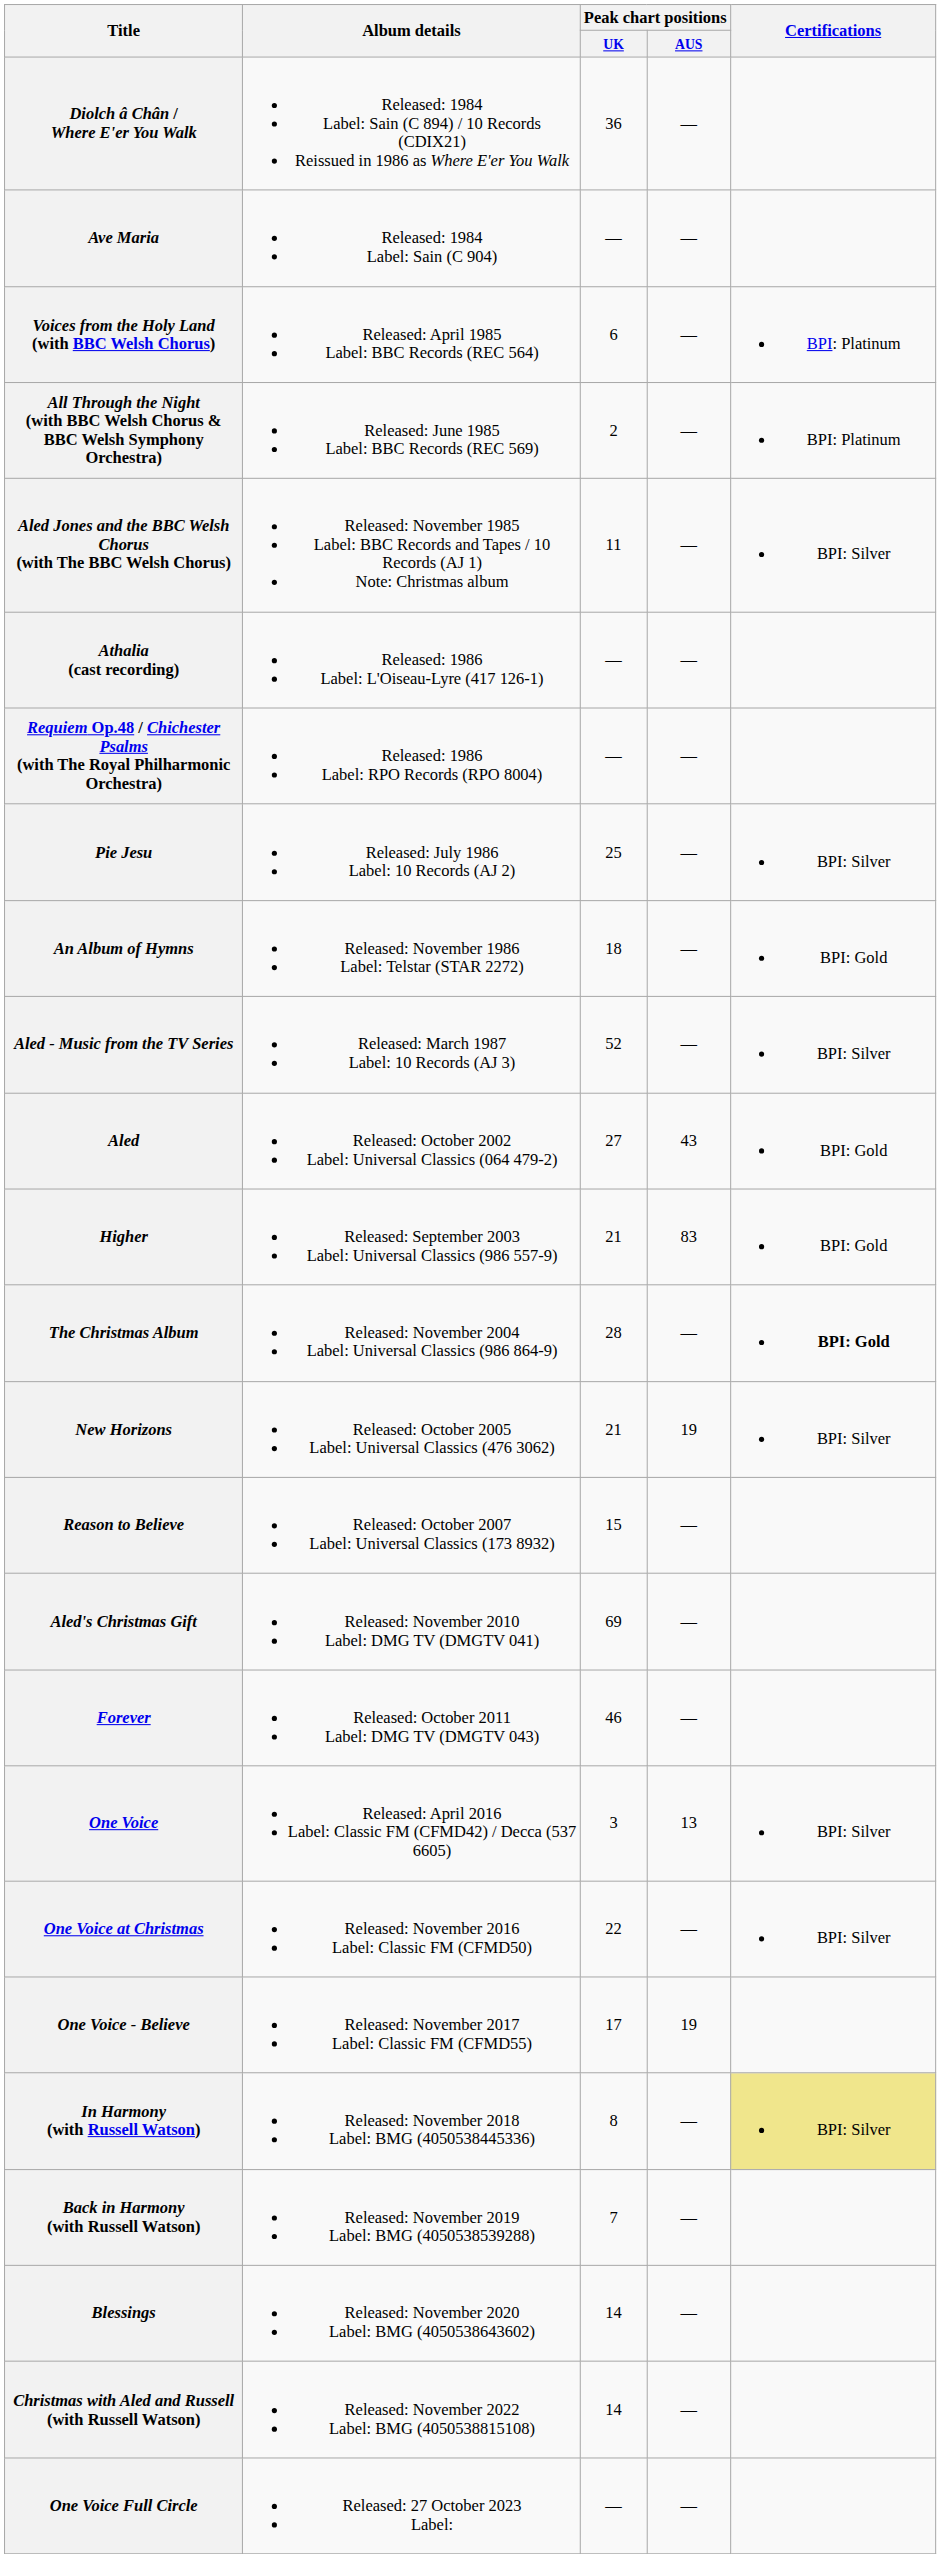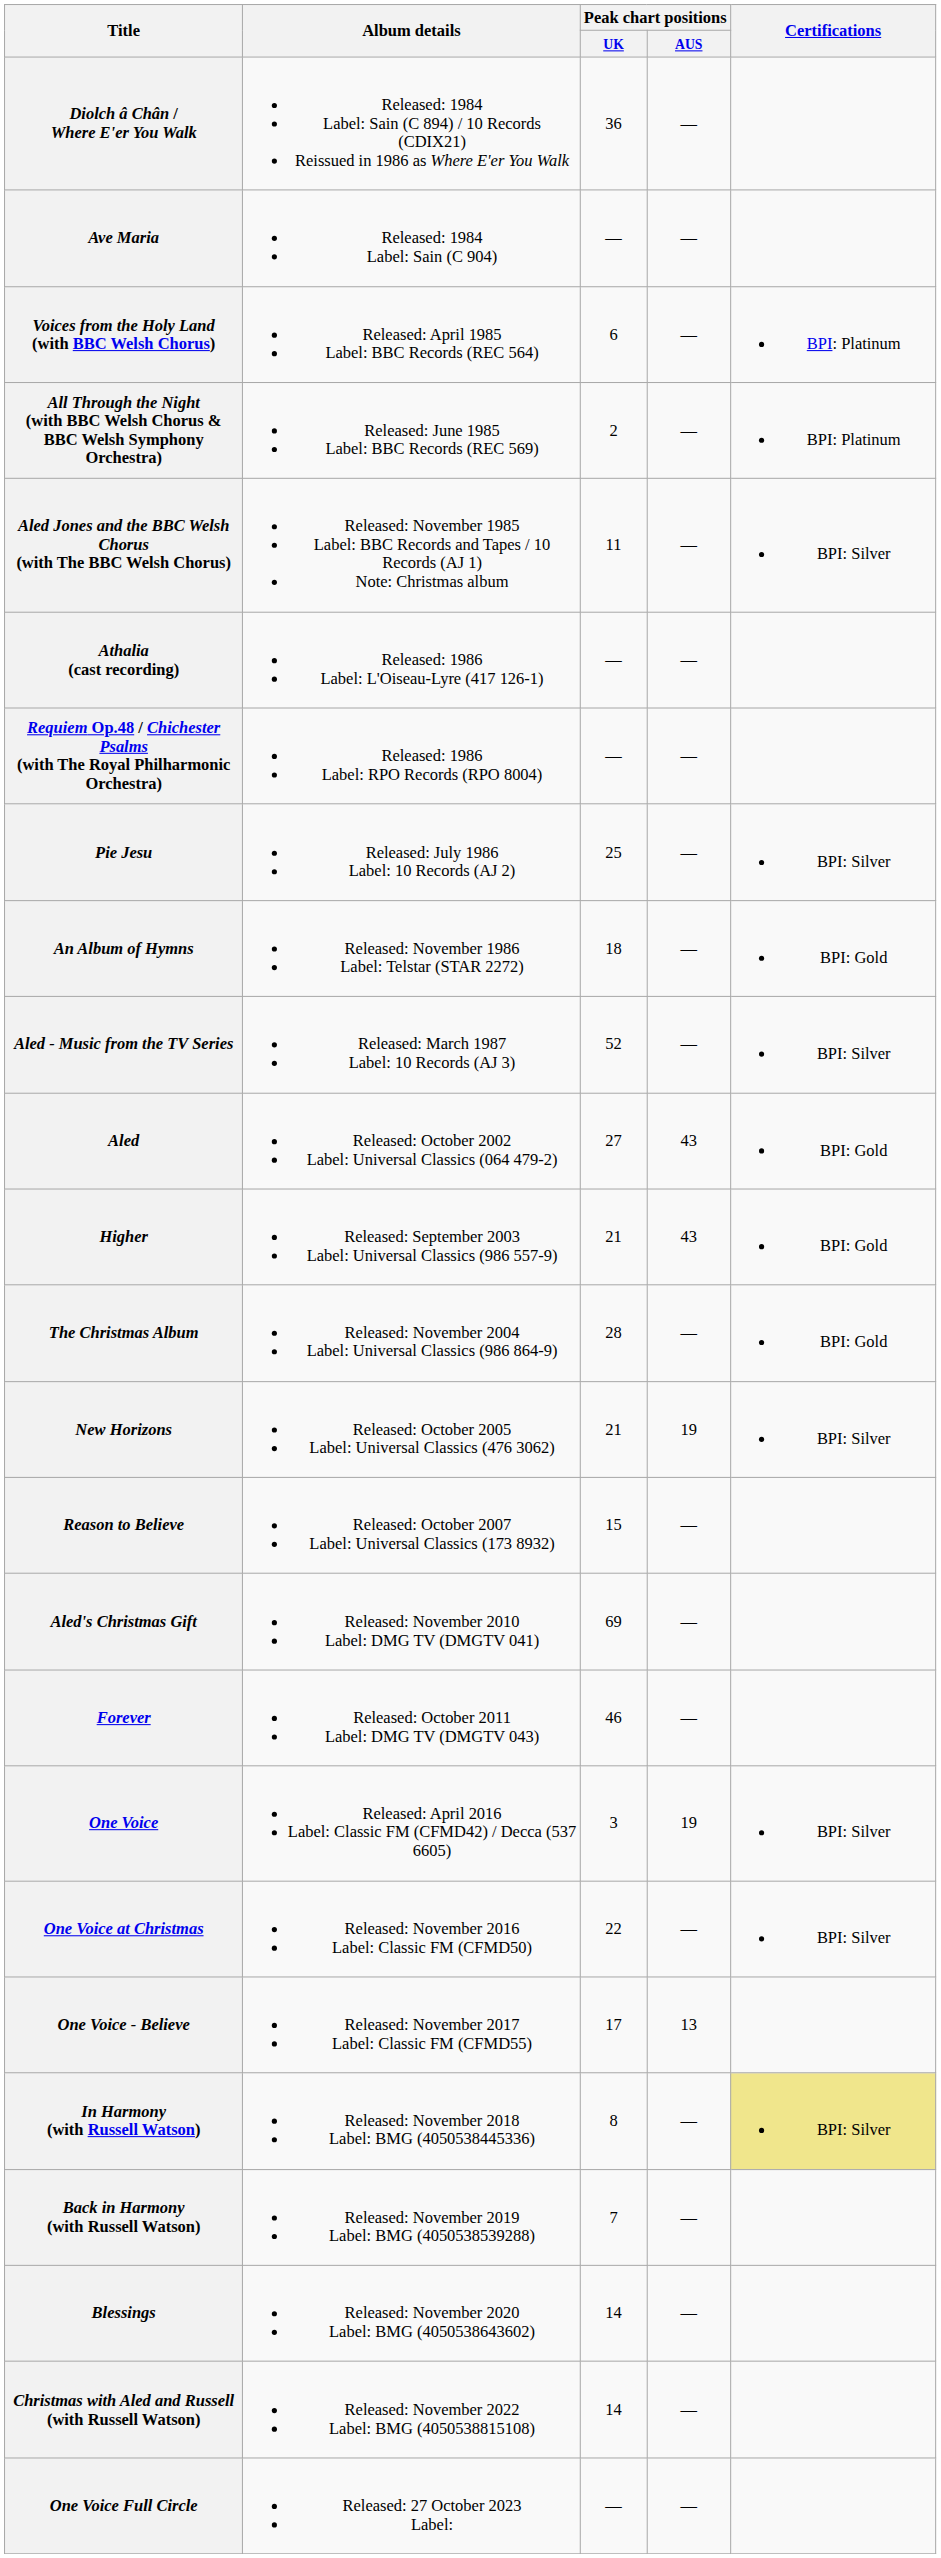(689, 1236) 83 -> (689, 1236) 43
(833, 1342) bold -> (833, 1342) normal
(689, 1823) 13 -> (689, 1823) 19
(689, 2024) 19 -> (689, 2024) 13
